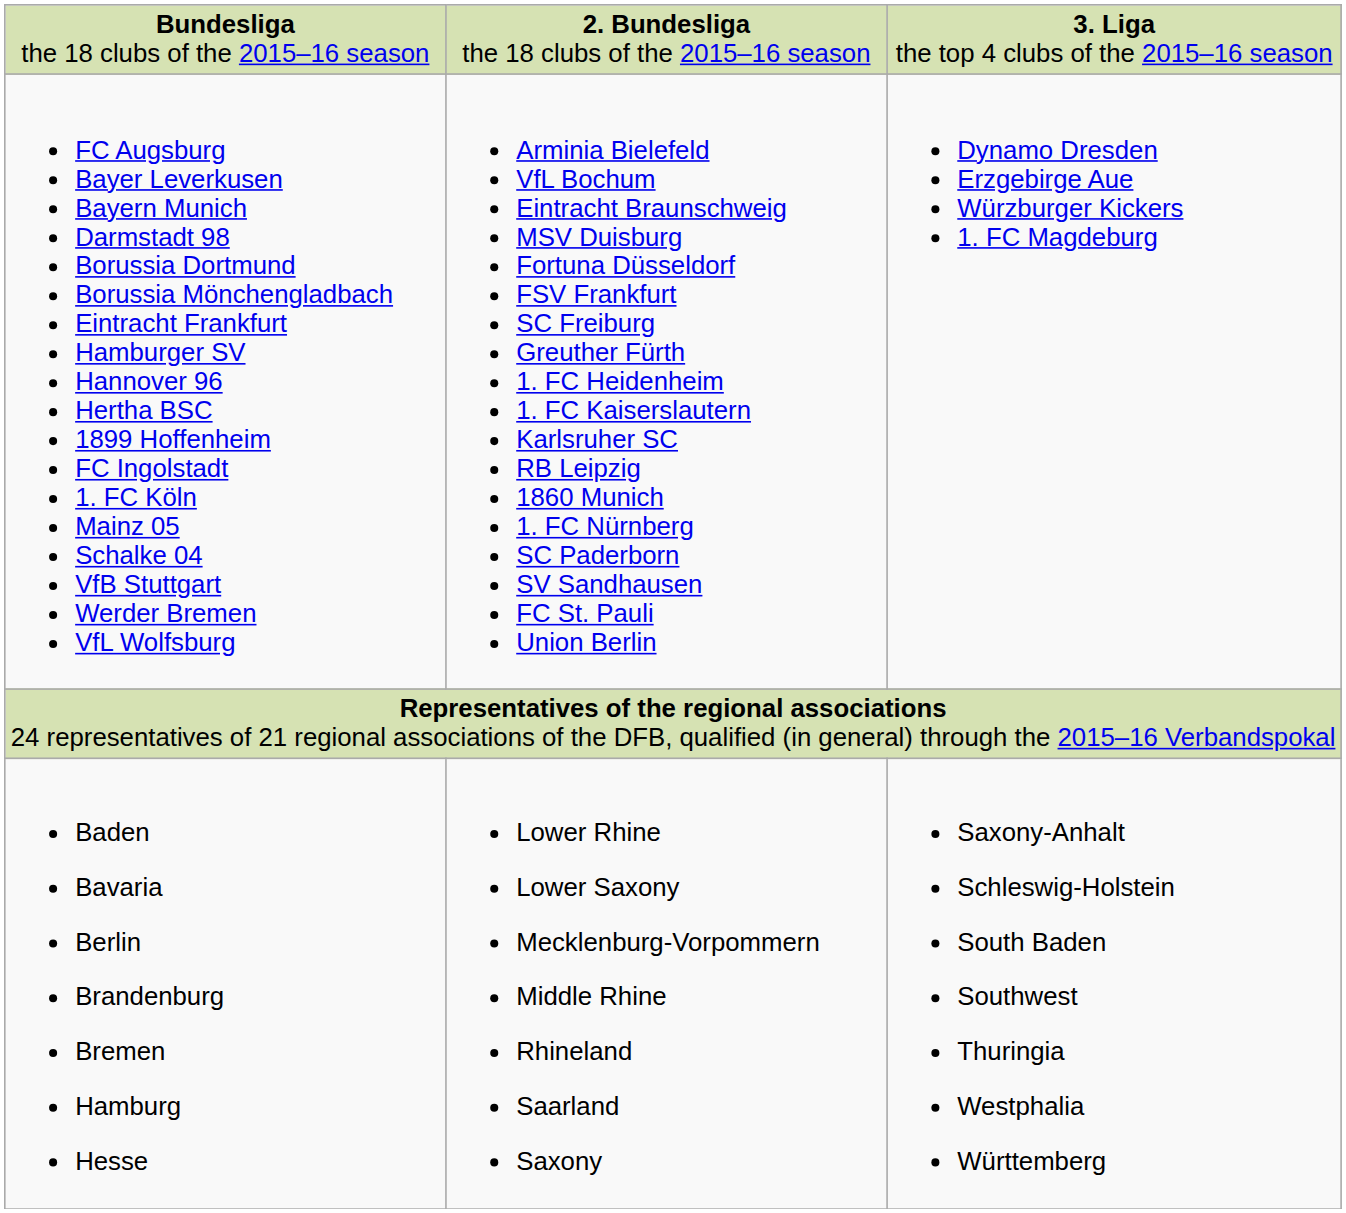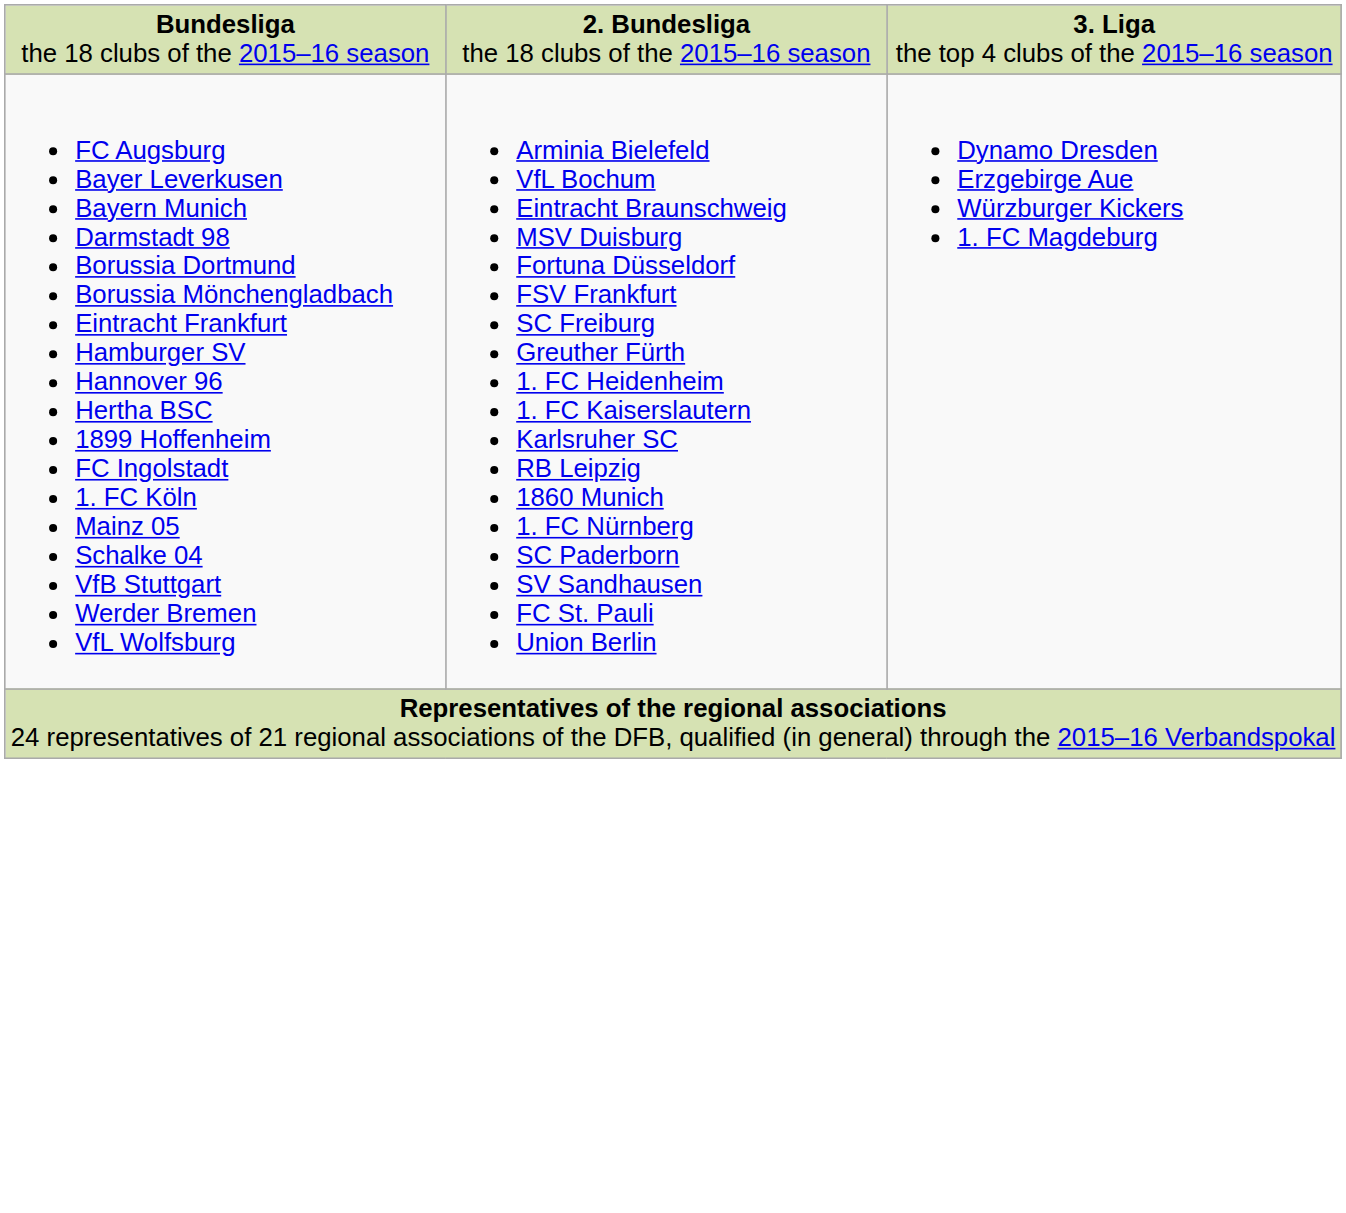- row: (225, 998)
